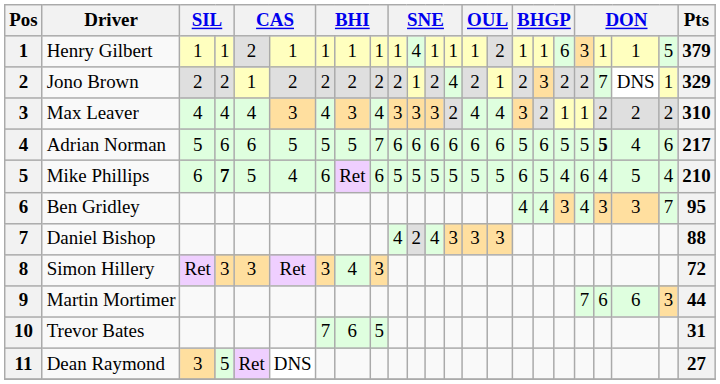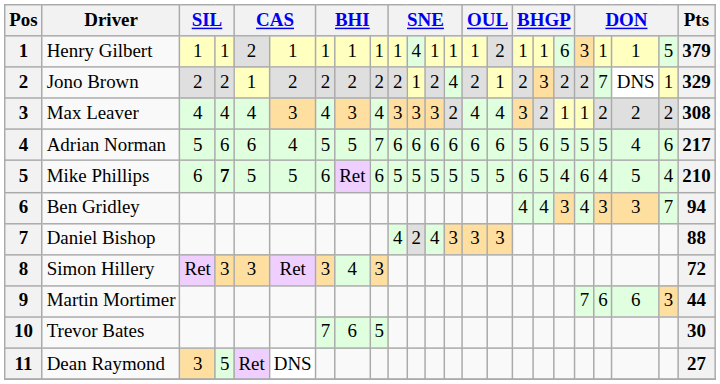(696, 113) 310 -> (696, 113) 308
(293, 144) 5 -> (293, 144) 4
(603, 144) bold -> (603, 144) normal
(293, 176) 4 -> (293, 176) 5
(696, 207) 95 -> (696, 207) 94
(696, 332) 31 -> (696, 332) 30
